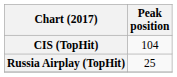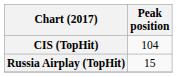(150, 63) 25 -> (150, 63) 15
